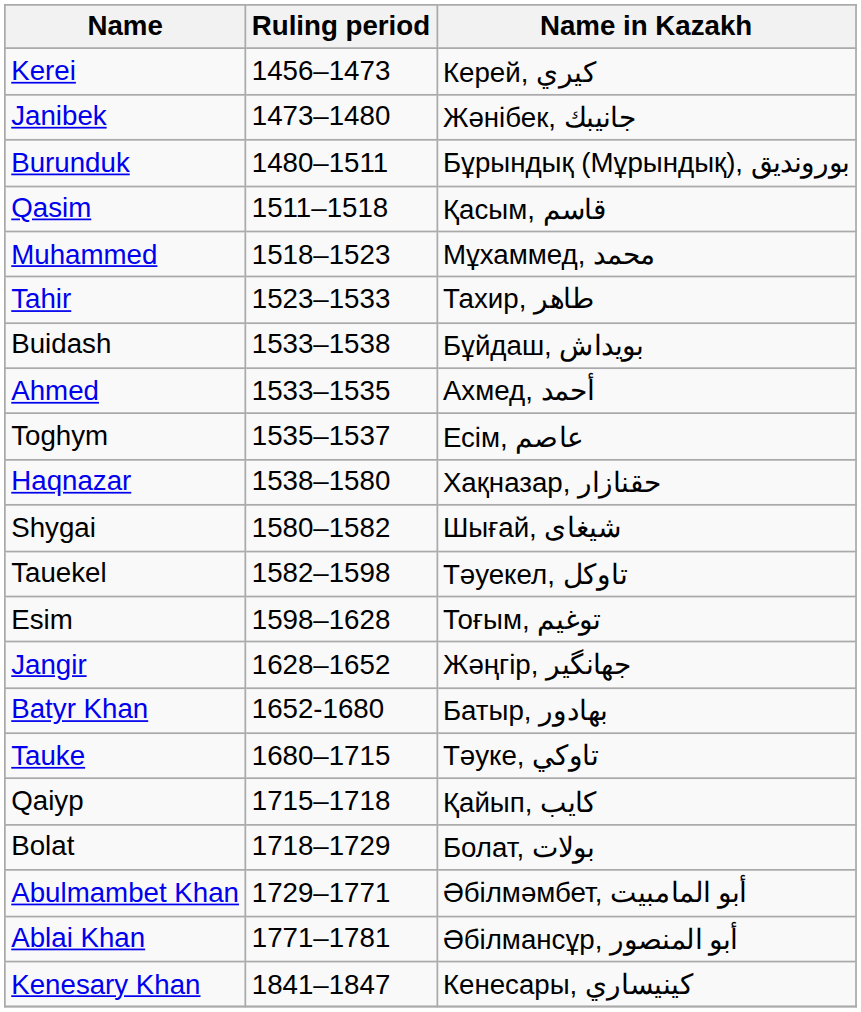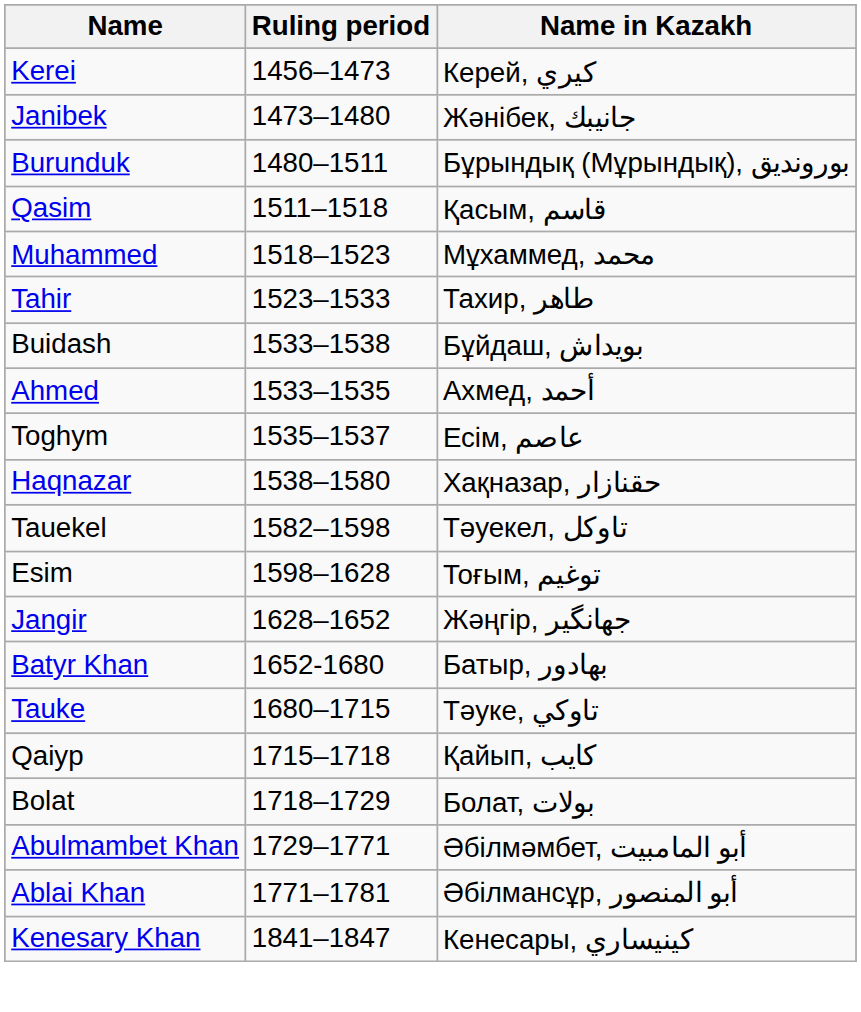- row: (54, 527)
